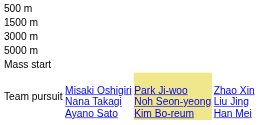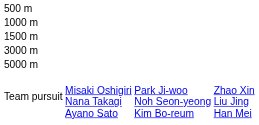+ row: (21, 22)
- row: (28, 65)
(173, 102) khaki background -> (173, 102) no background
